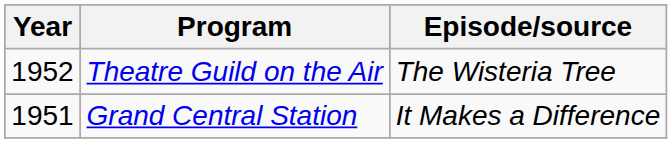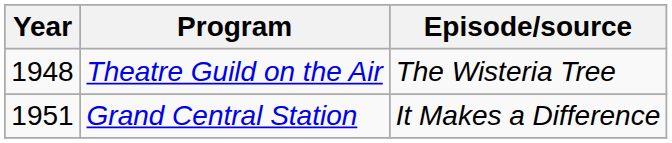(42, 71) 1952 -> (42, 71) 1948
